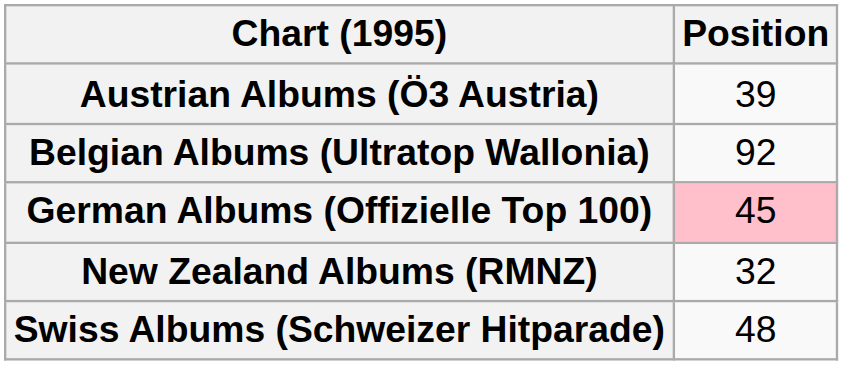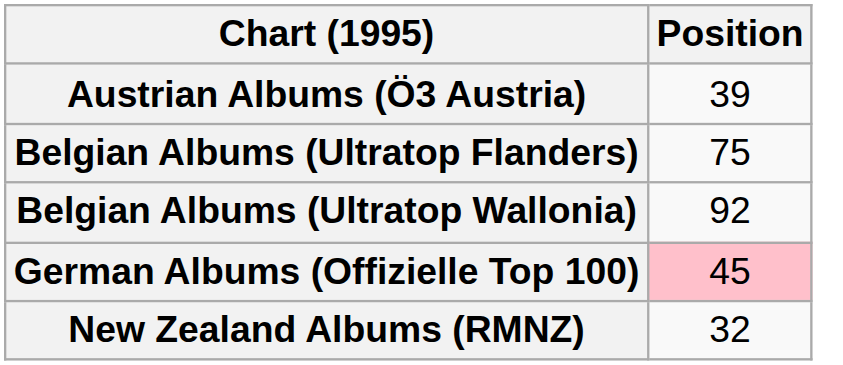+ row: (327, 152)
- row: (339, 329)
